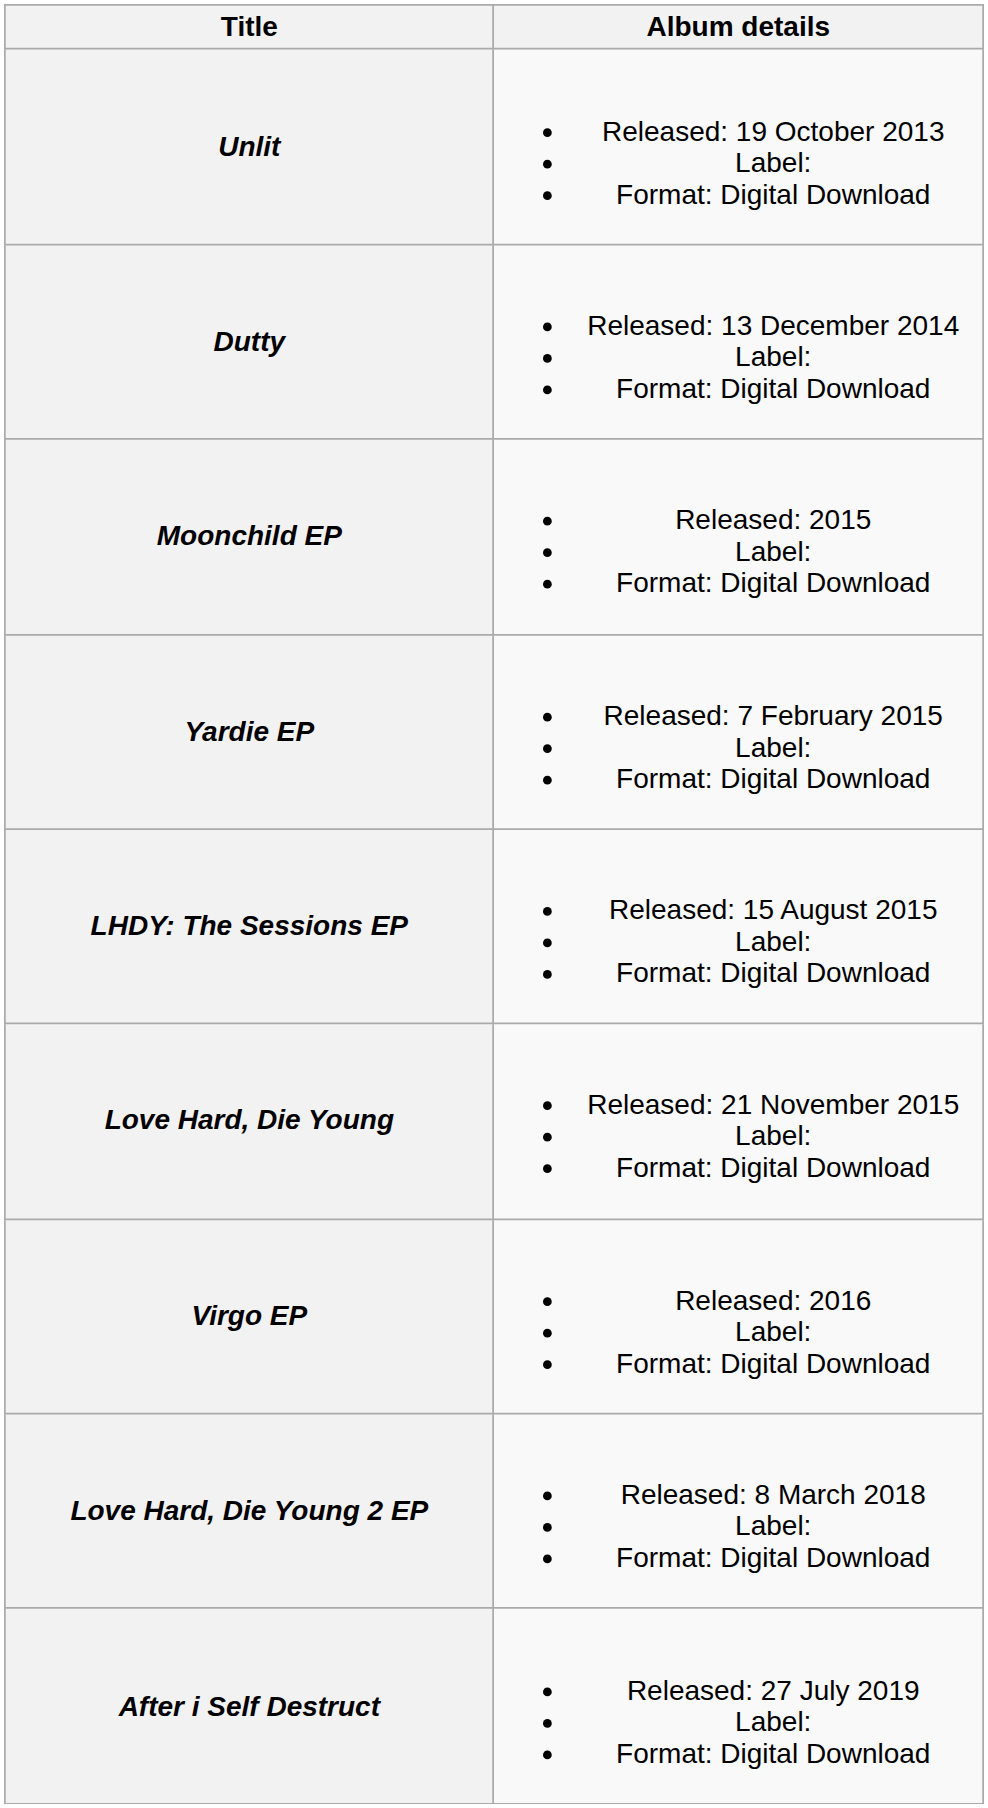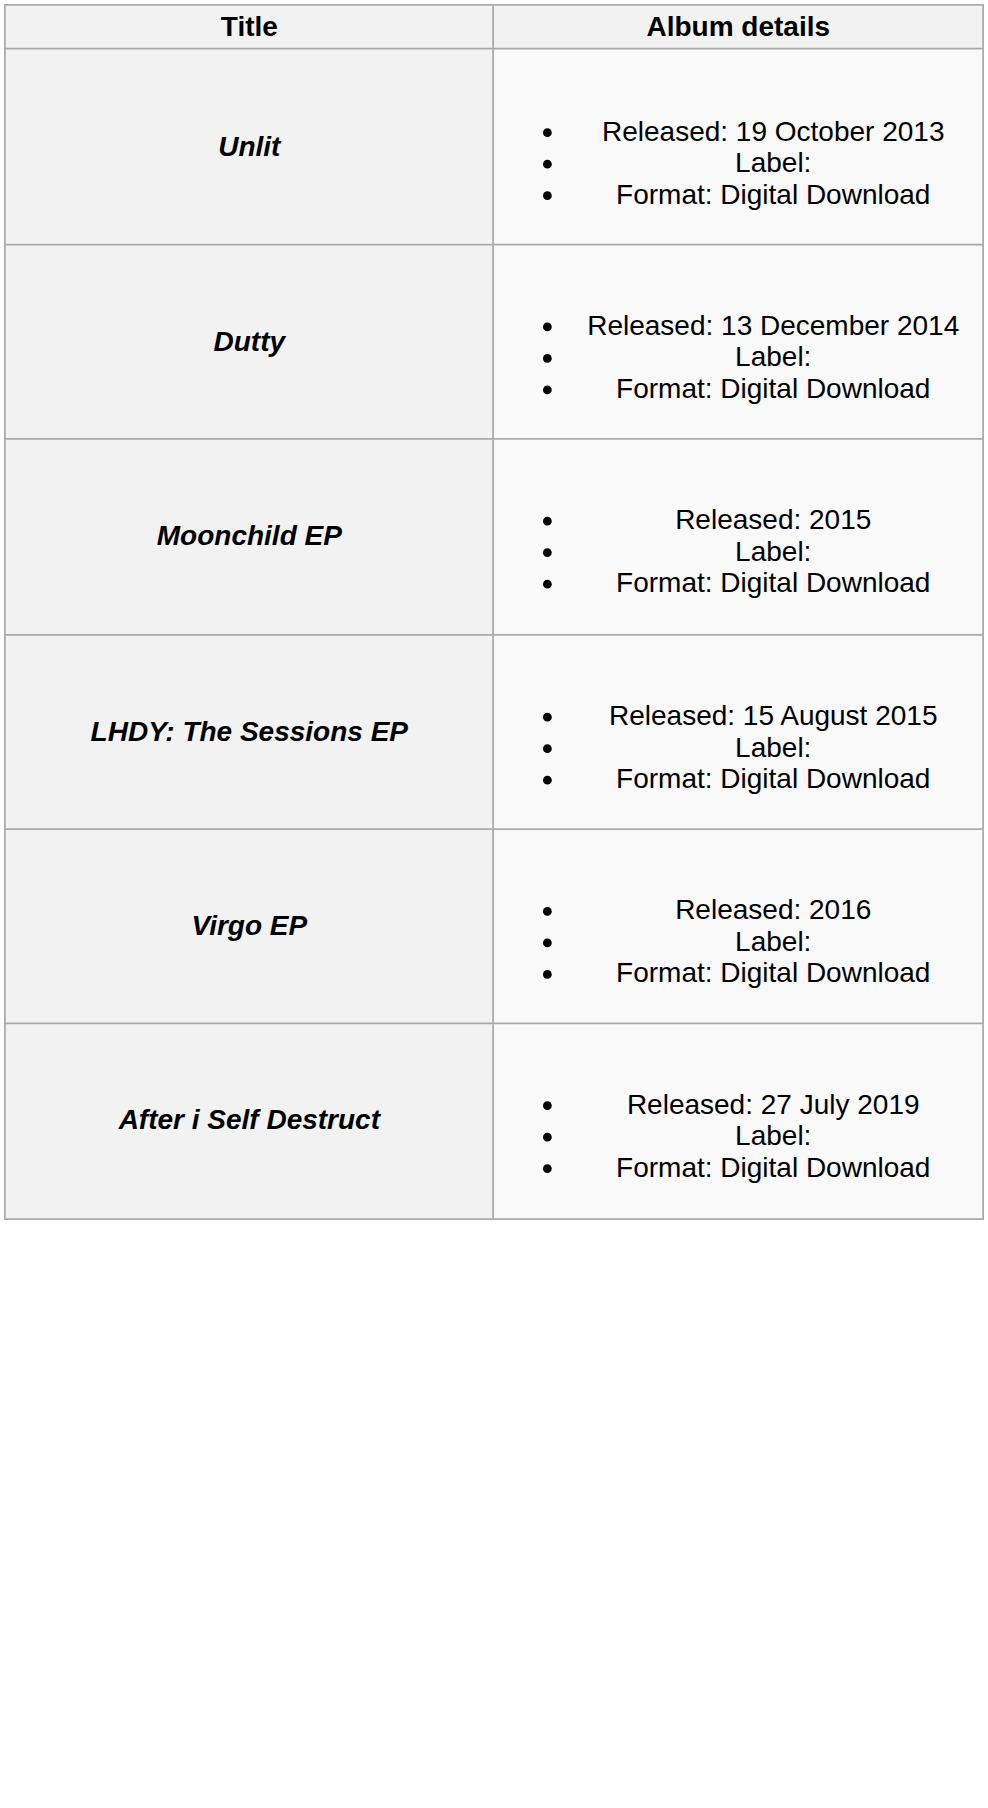- row: (249, 731)
- row: (249, 1120)
- row: (249, 1510)
